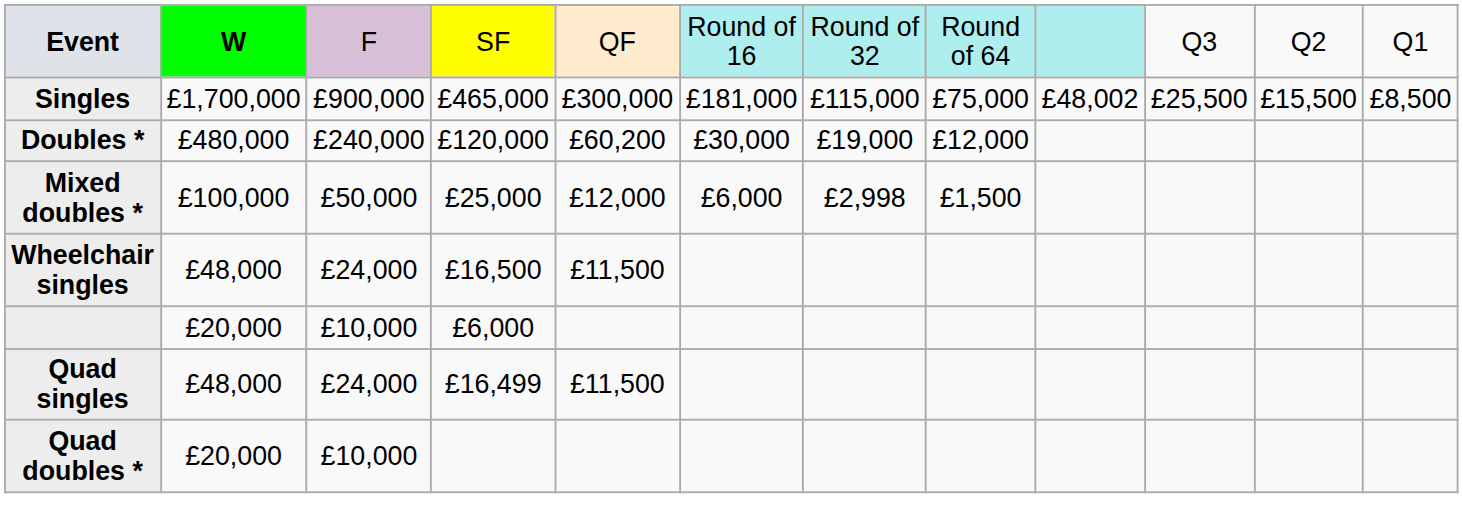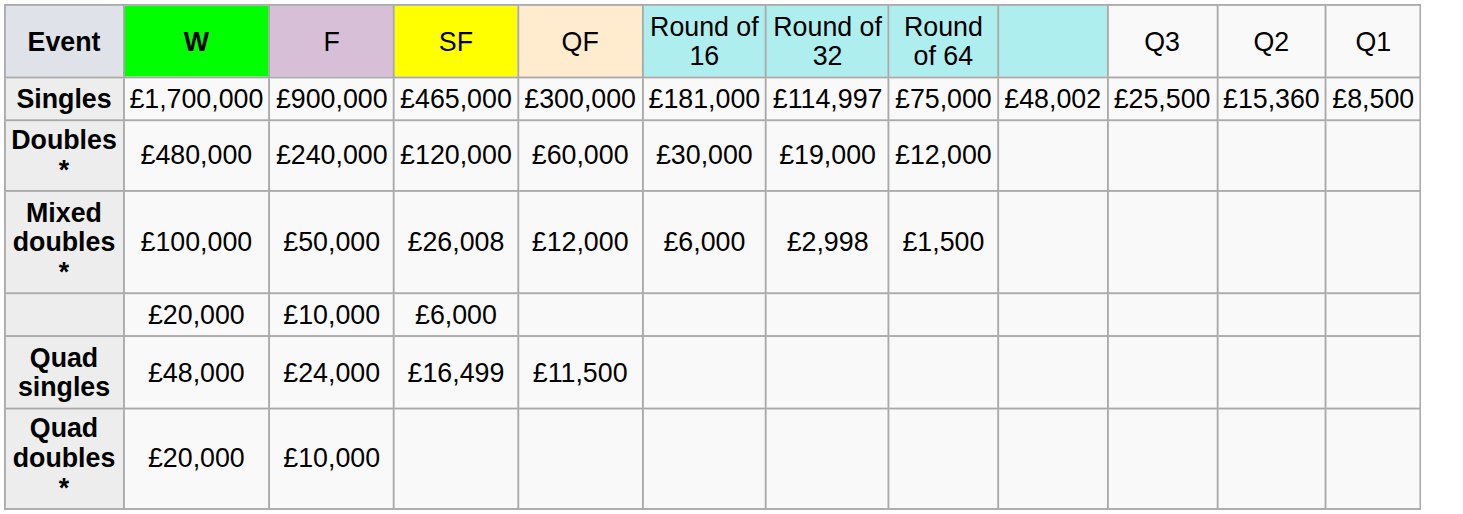(865, 99) £115,000 -> (828, 99) £114,997
(1309, 99) £15,500 -> (1271, 99) £15,360
(617, 141) £60,200 -> (580, 156) £60,000
(493, 198) £25,000 -> (456, 243) £26,008
- row: (83, 270)
